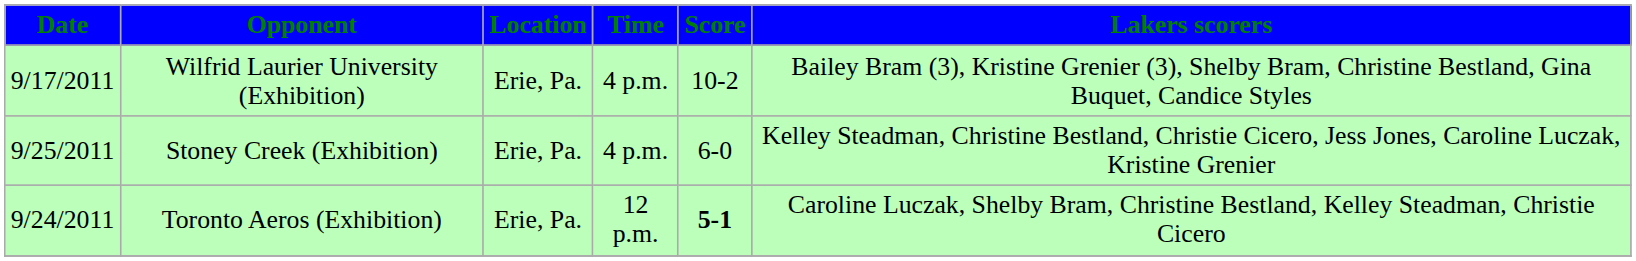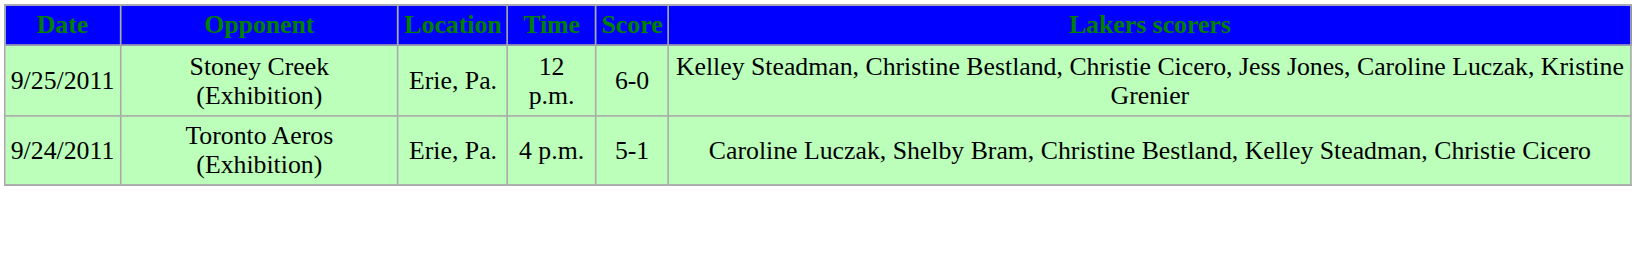- row: (302, 80)
(636, 150) 4 p.m. -> (552, 80) 12 p.m.
(636, 219) 12 p.m. -> (552, 150) 4 p.m.
(715, 219) bold -> (632, 150) normal
